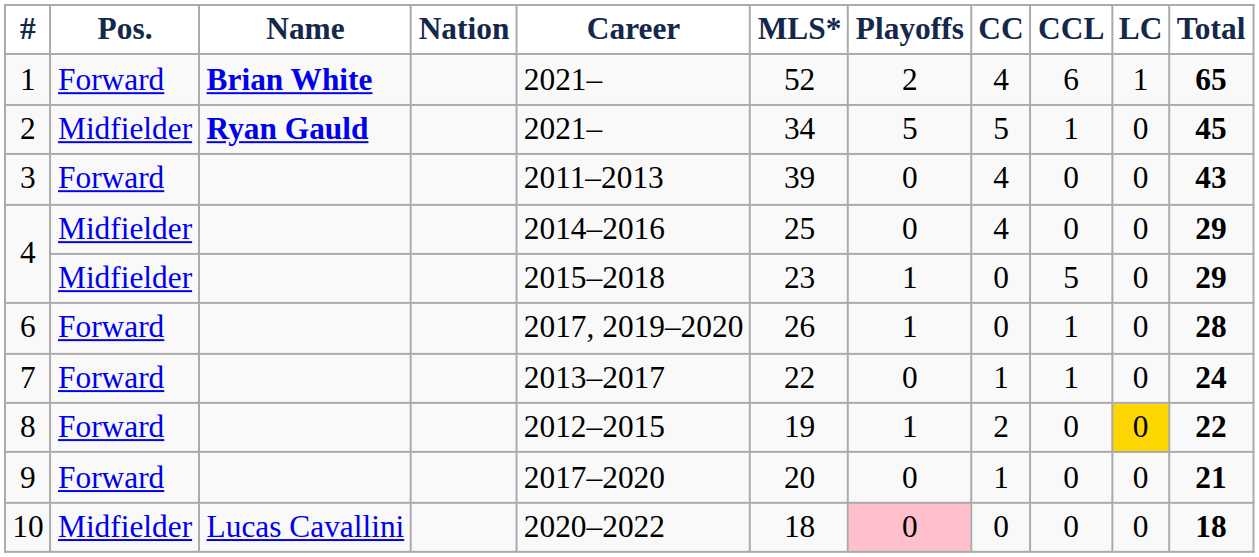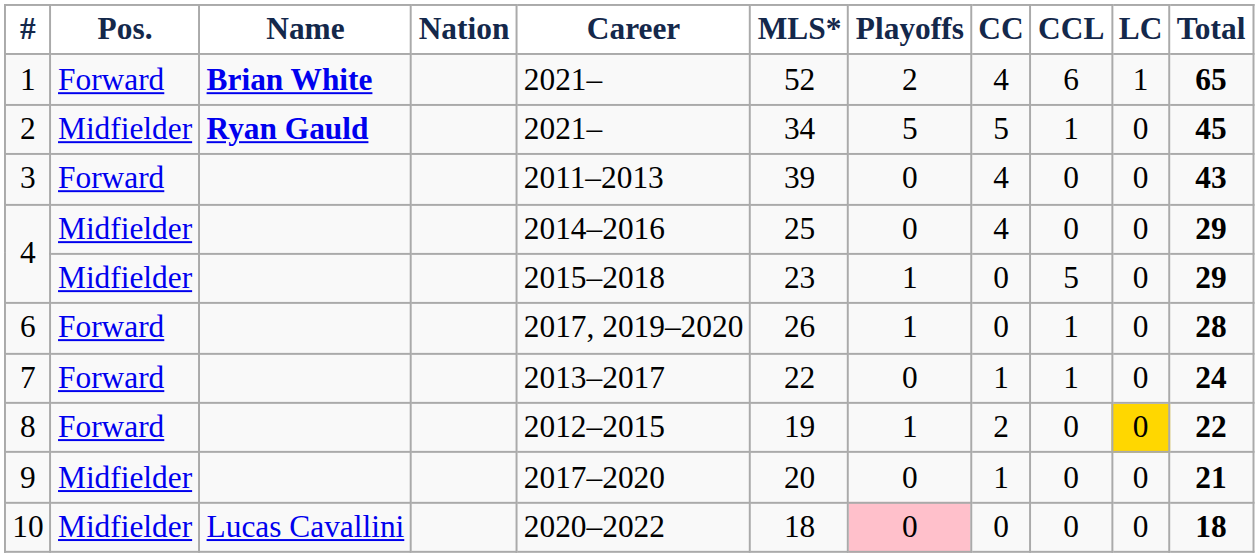(111, 476) Forward -> (125, 476) Midfielder
